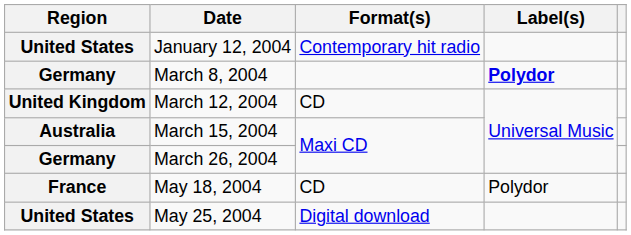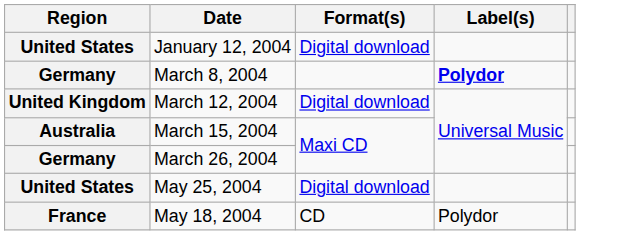(390, 46) Contemporary hit radio -> (365, 46) Digital download
(312, 103) CD -> (365, 103) Digital download
rows swapped: (208, 187) <-> (208, 215)
